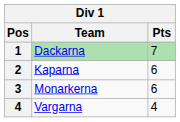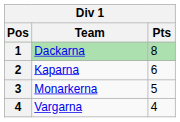(154, 51) 7 -> (154, 51) 8
(154, 88) 6 -> (154, 88) 5
